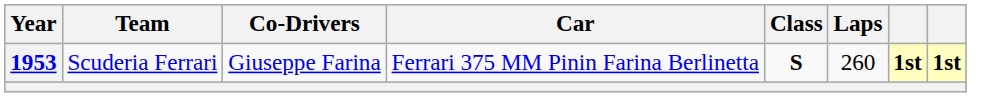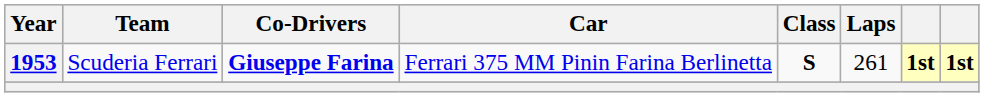(304, 62) normal -> (311, 62) bold
(858, 62) 260 -> (871, 62) 261
